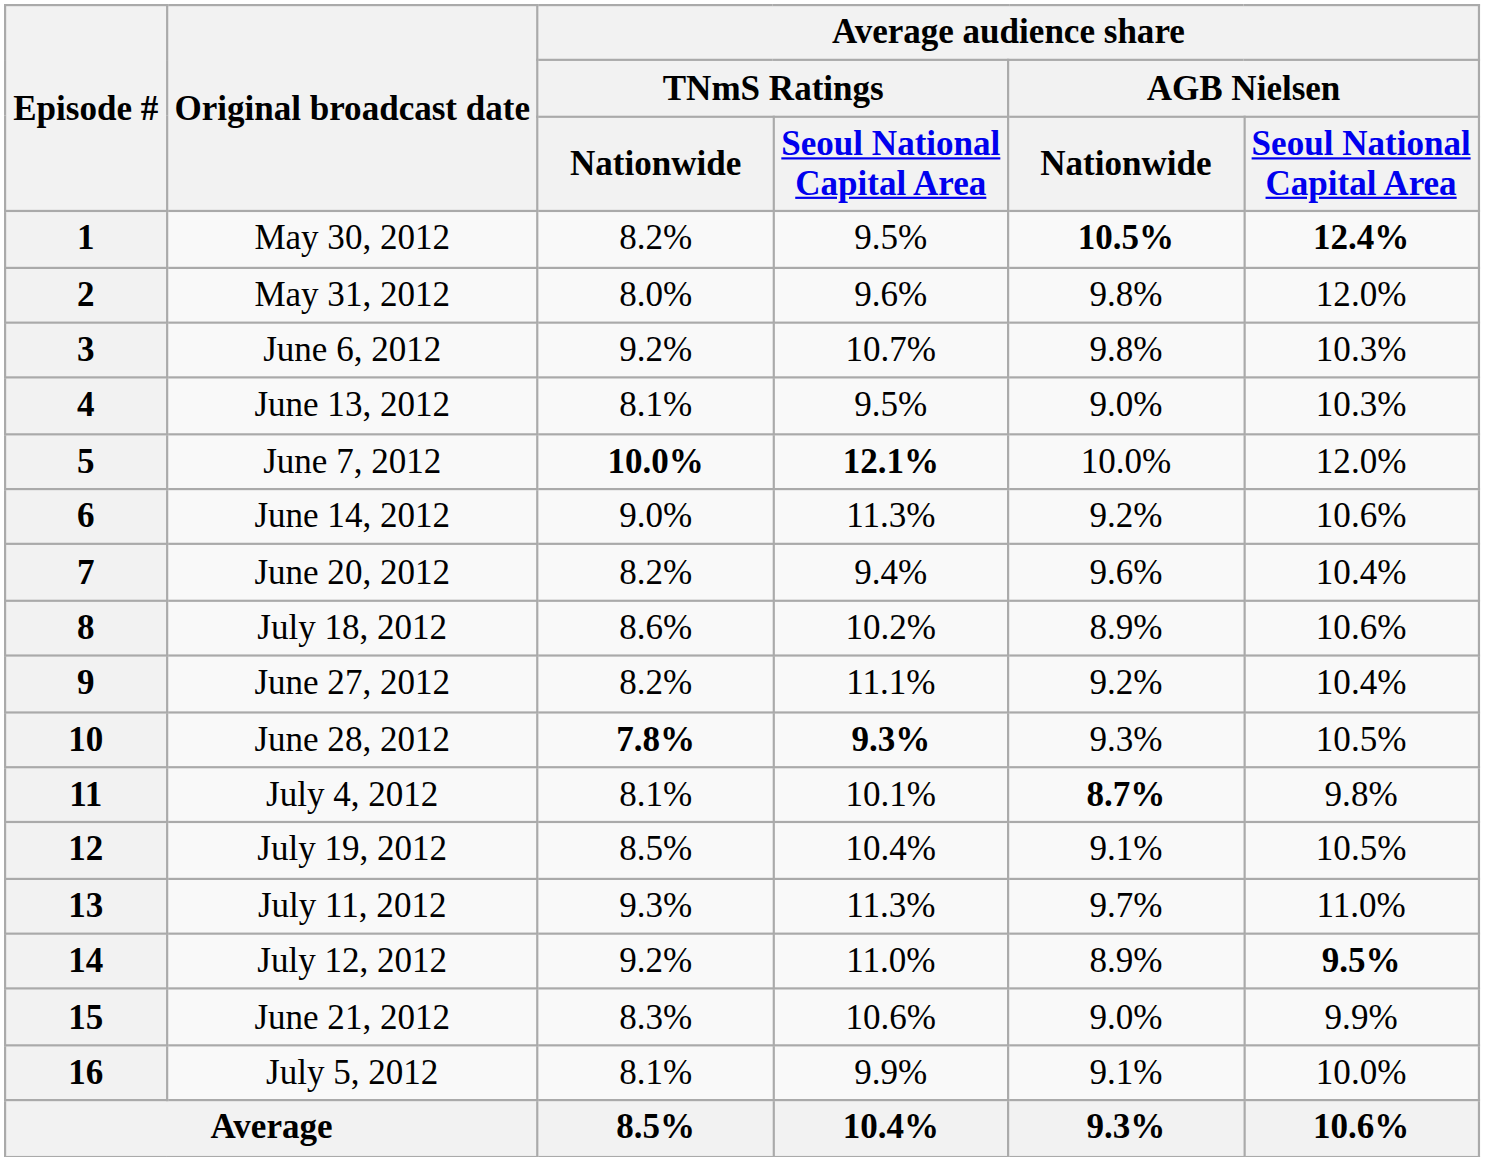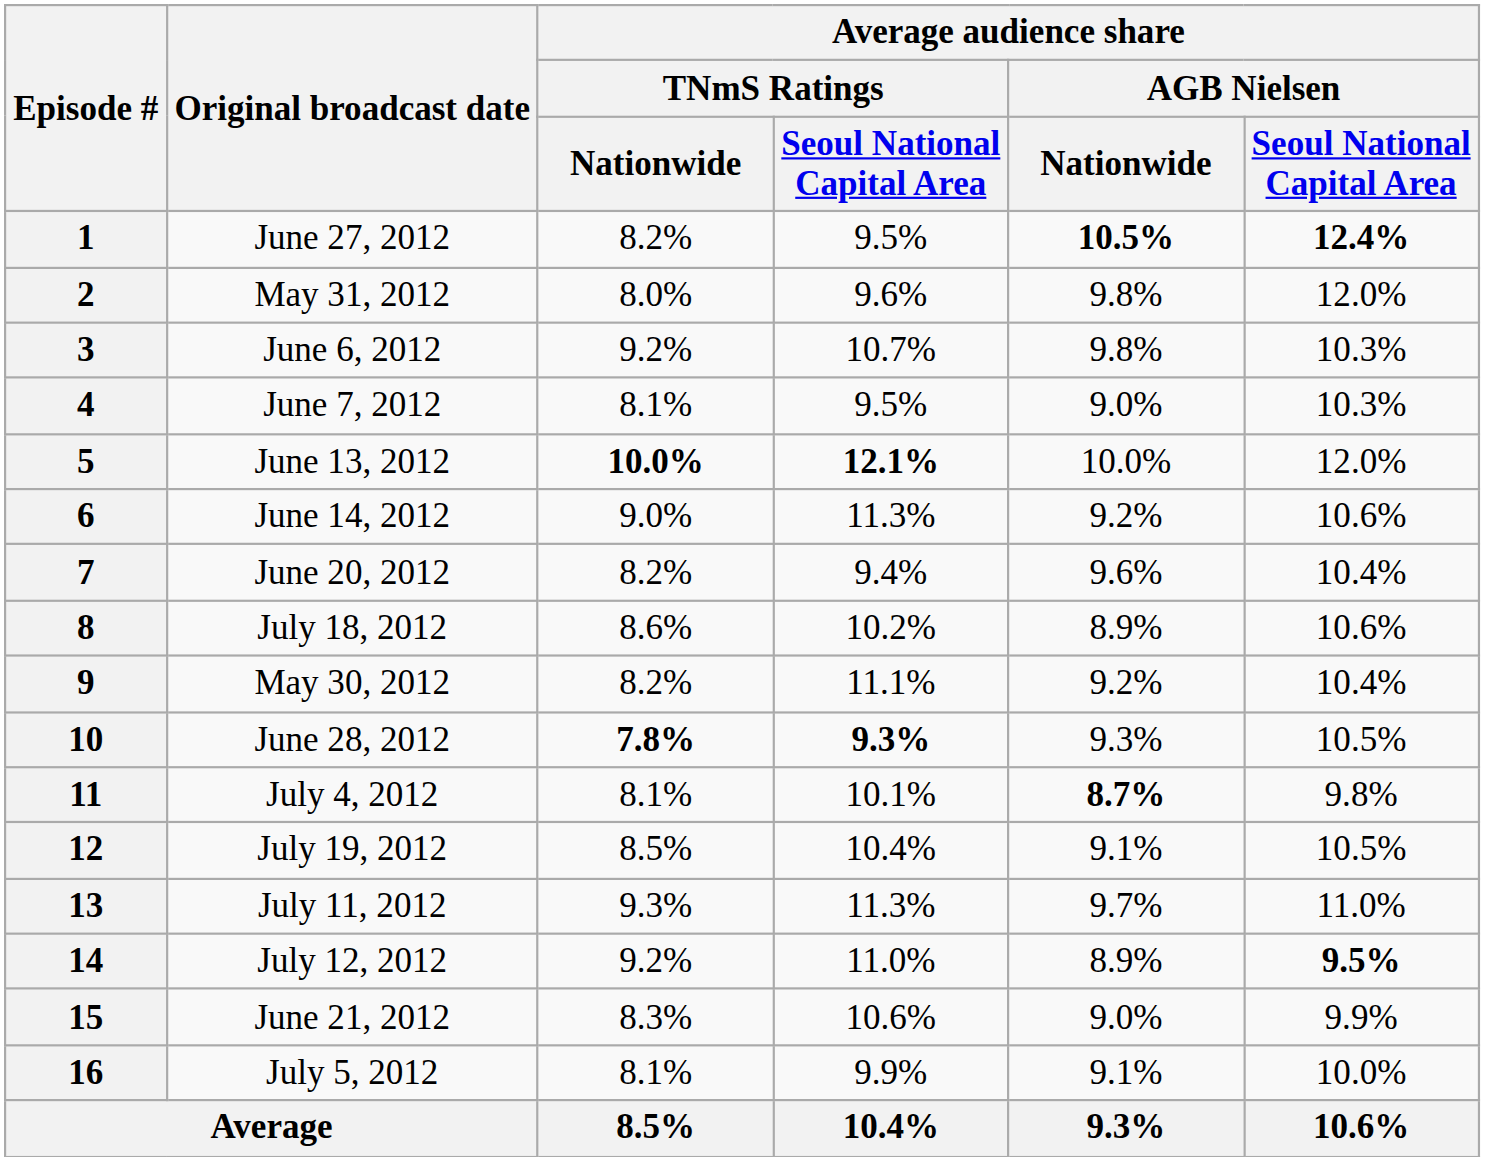(352, 238) May 30, 2012 -> (352, 238) June 27, 2012
(352, 405) June 13, 2012 -> (352, 405) June 7, 2012
(352, 460) June 7, 2012 -> (352, 460) June 13, 2012
(352, 682) June 27, 2012 -> (352, 682) May 30, 2012
